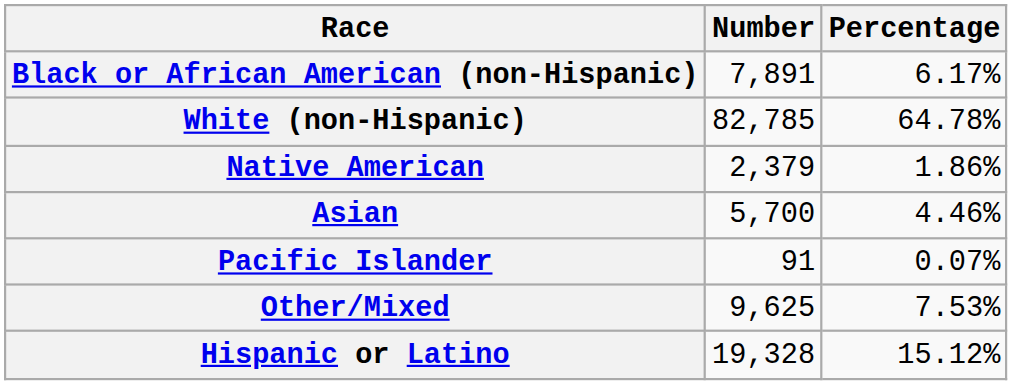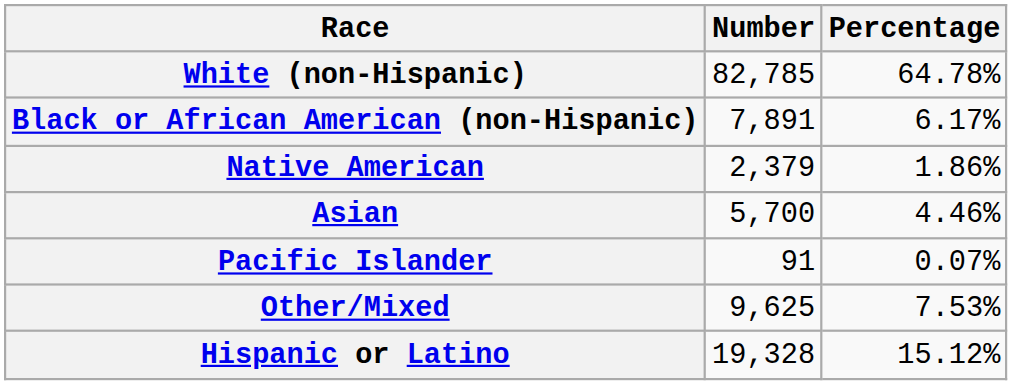rows swapped: (355, 122) <-> (355, 75)
